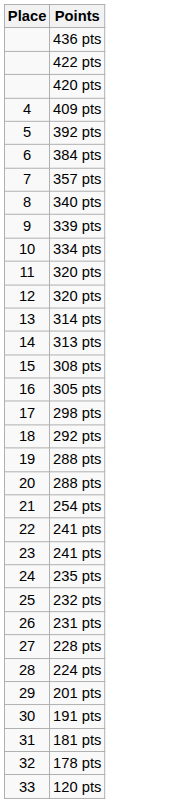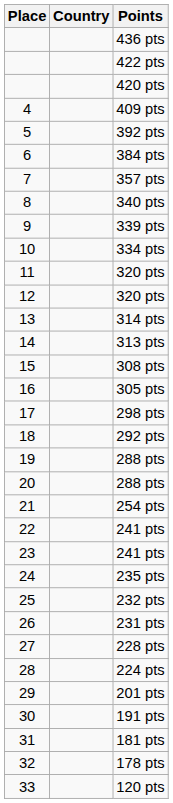+ column: (81, 16)
